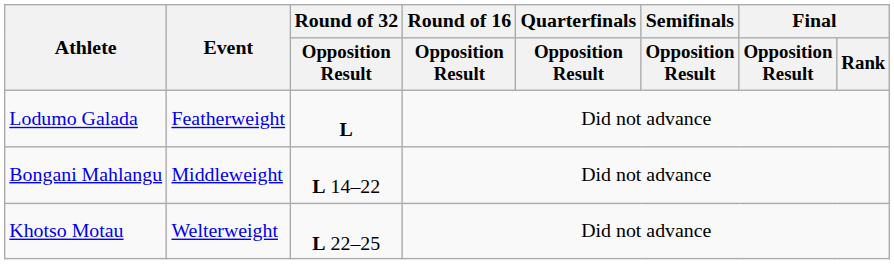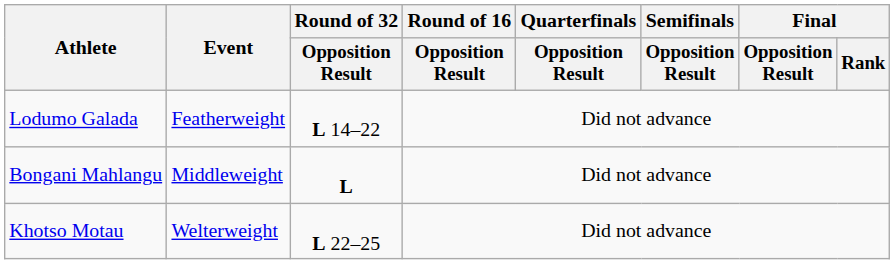(346, 130) L -> (346, 130) L 14–22
(346, 186) L 14–22 -> (346, 186) L
